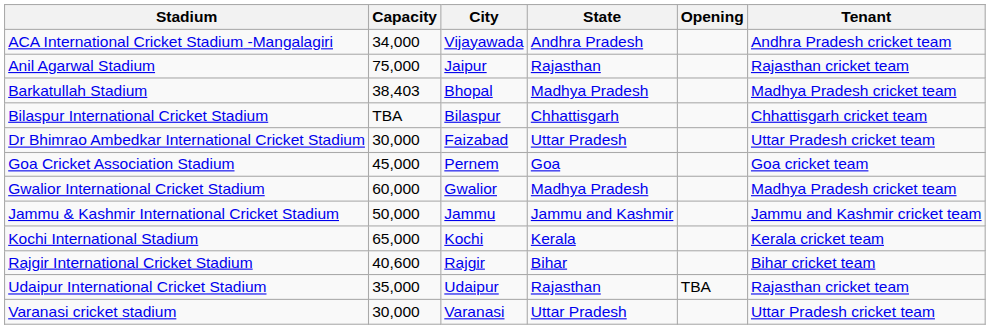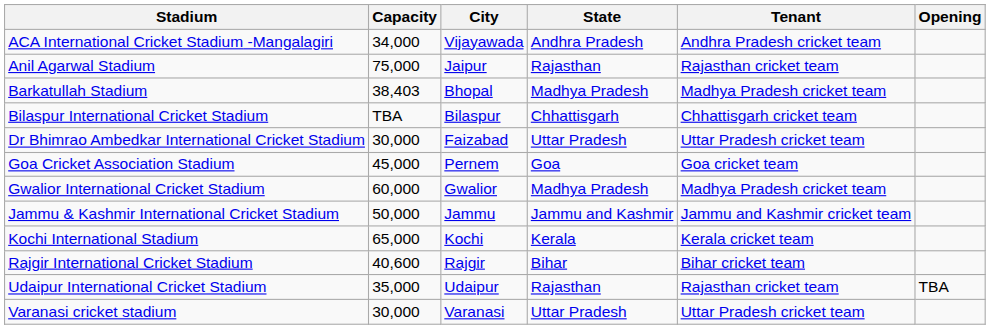columns swapped: (866, 17) <-> (712, 17)
